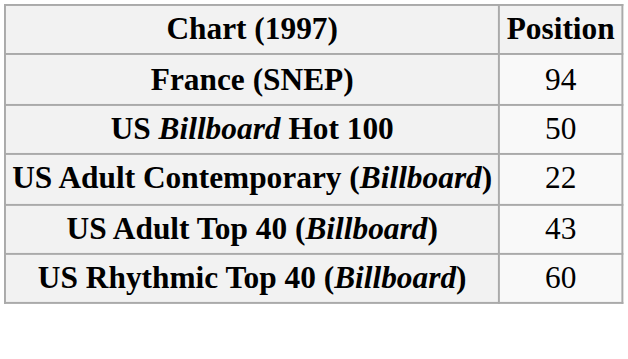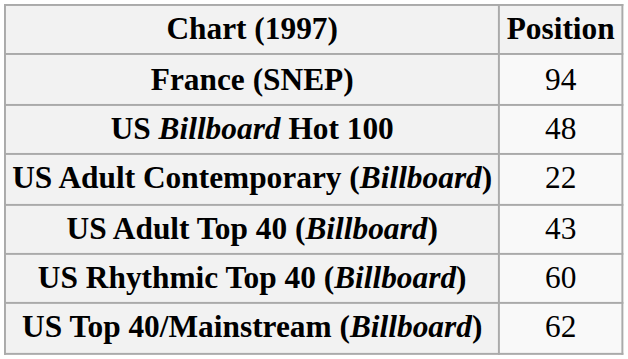(561, 128) 50 -> (561, 128) 48
+ row: (252, 327)
